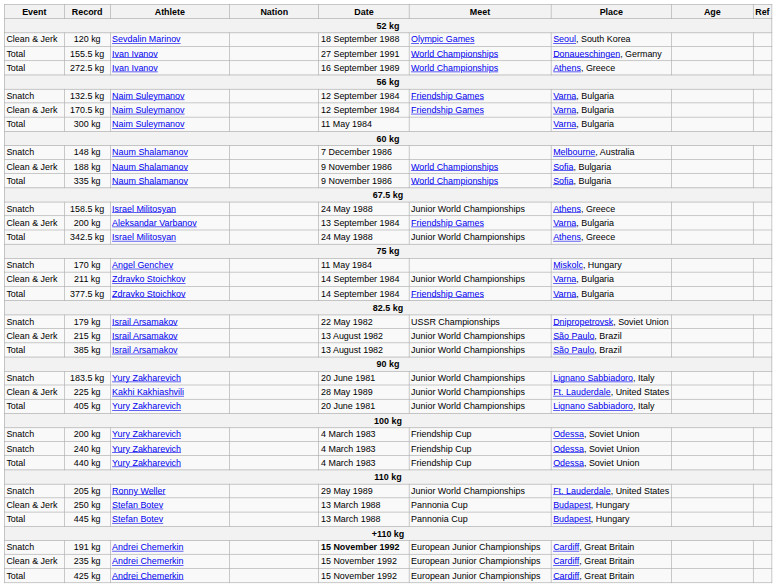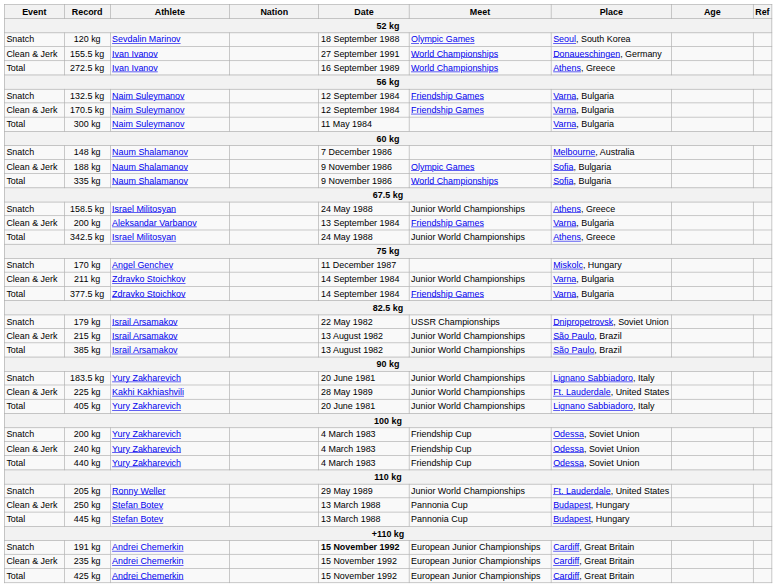(32, 40) Clean & Jerk -> (20, 40) Snatch
(16, 54) Total -> (32, 54) Clean & Jerk
(455, 167) World Championships -> (443, 167) Olympic Games
(346, 266) 11 May 1984 -> (359, 266) 11 December 1987
(20, 449) Snatch -> (32, 449) Clean & Jerk
